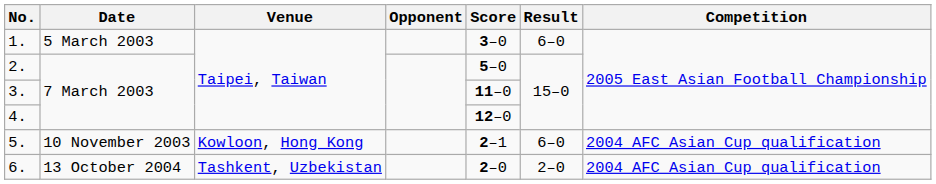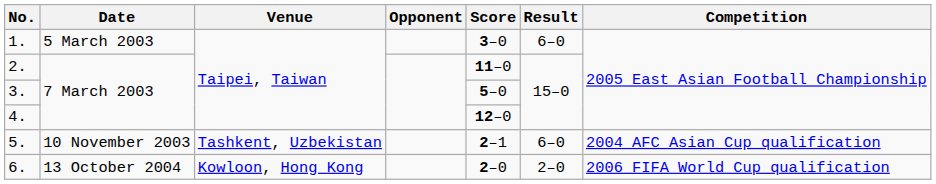(493, 67) 5–0 -> (493, 67) 11–0
(493, 92) 11–0 -> (493, 92) 5–0
(281, 142) Kowloon, Hong Kong -> (290, 142) Tashkent, Uzbekistan
(290, 167) Tashkent, Uzbekistan -> (281, 167) Kowloon, Hong Kong
(733, 167) 2004 AFC Asian Cup qualification -> (738, 167) 2006 FIFA World Cup qualification
